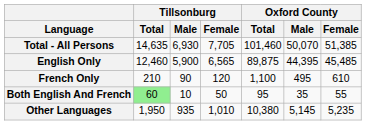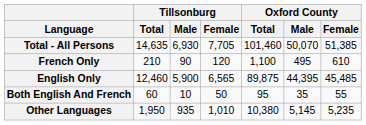rows swapped: (69, 62) <-> (69, 78)
(152, 95) lightgreen background -> (152, 95) no background
